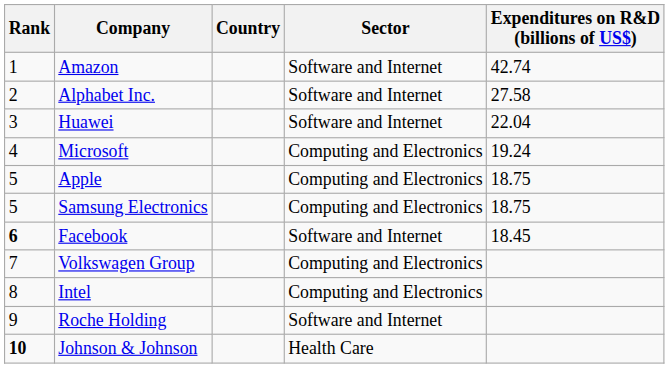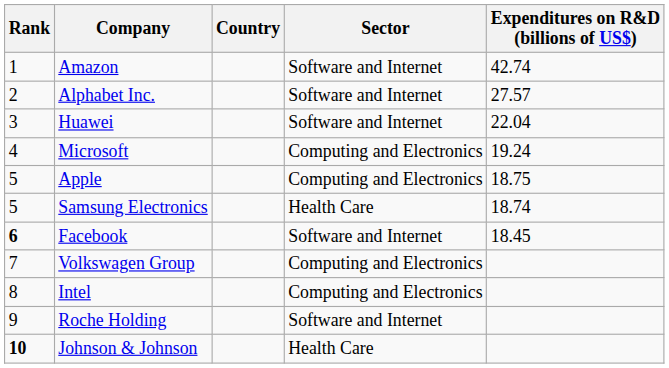(511, 94) 27.58 -> (511, 94) 27.57
(385, 207) Computing and Electronics -> (331, 207) Health Care
(511, 207) 18.75 -> (511, 207) 18.74
